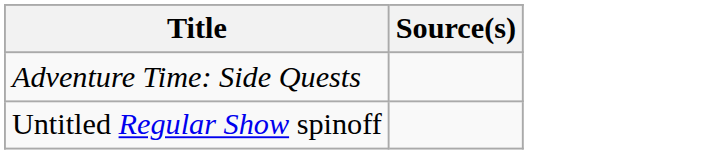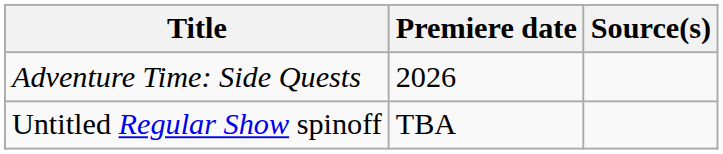+ column: (486, 28)
